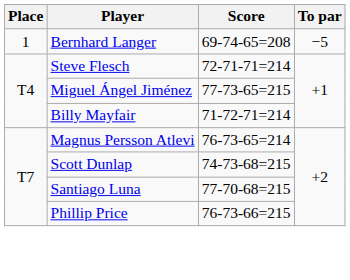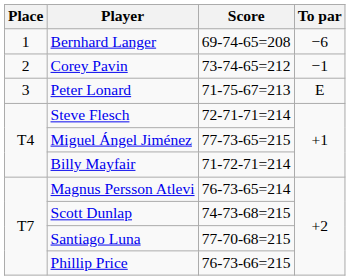(320, 41) −5 -> (320, 41) −6
+ row: (89, 66)
+ row: (91, 90)
